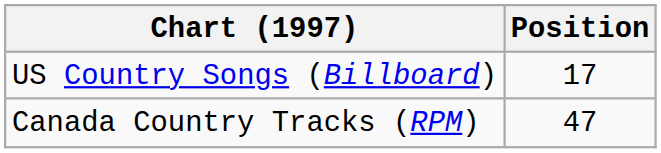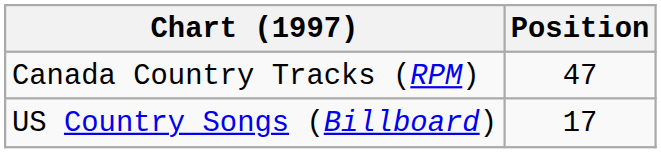rows swapped: (246, 123) <-> (254, 76)
